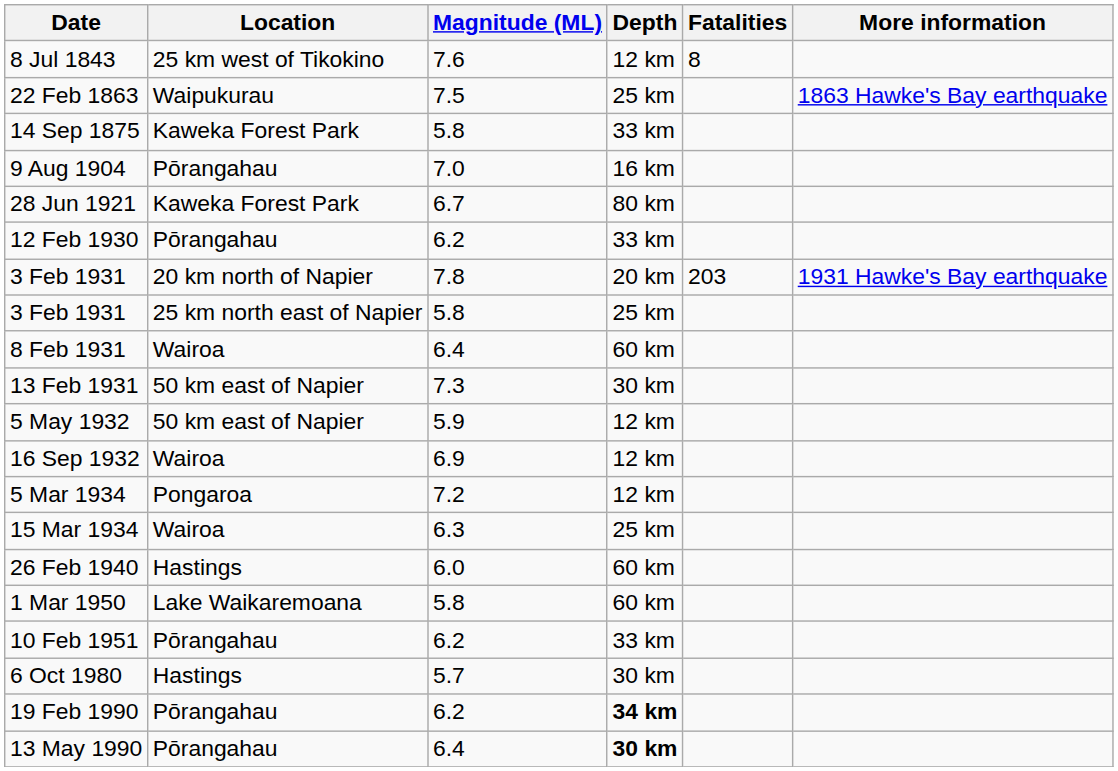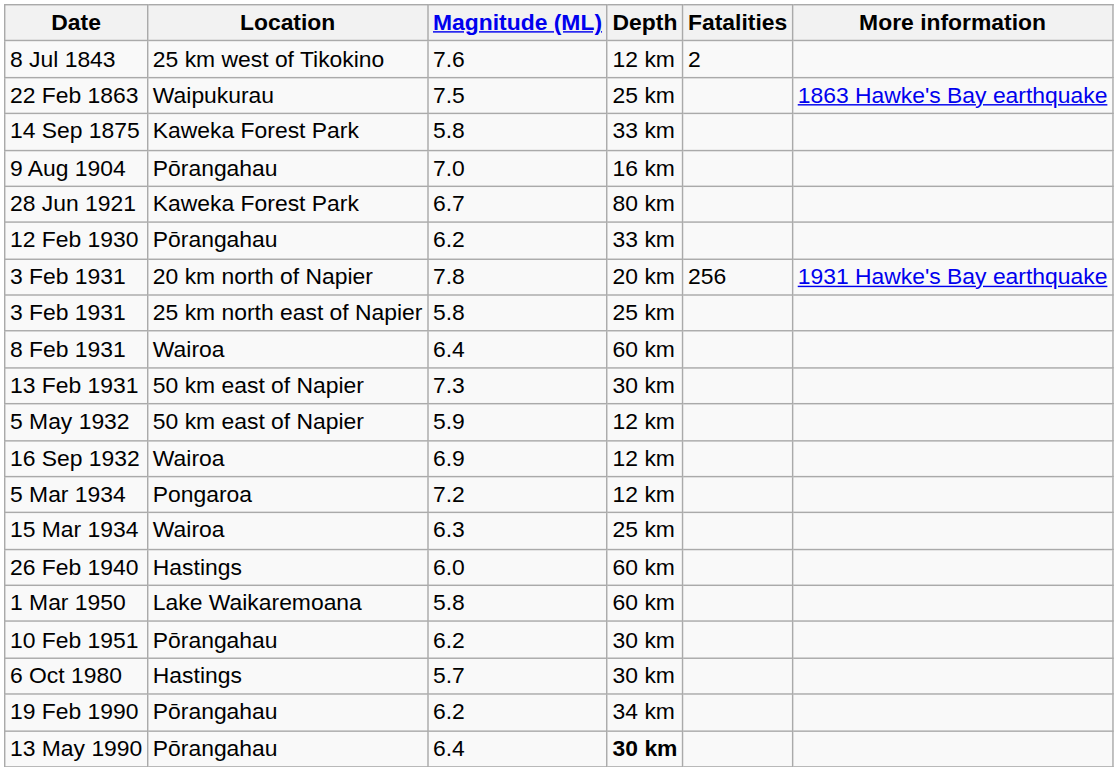(694, 58) 8 -> (694, 58) 2
(707, 276) 203 -> (707, 276) 256
(644, 639) 33 km -> (644, 639) 30 km
(645, 712) bold -> (644, 712) normal
